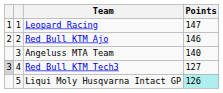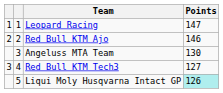(193, 54) 140 -> (193, 54) 130
(9, 67) lightgrey background -> (9, 67) no background
